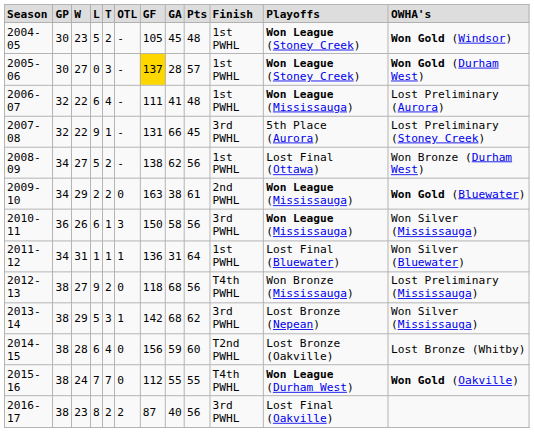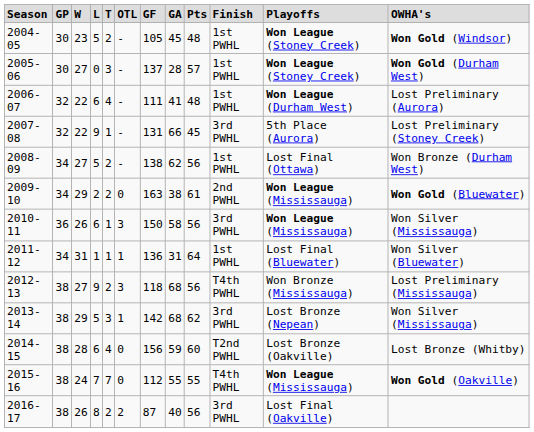(153, 69) gold background -> (153, 69) no background
(310, 100) Won League (Mississauga) -> (310, 100) Won League (Durham West)
(121, 287) 0 -> (121, 287) 3
(310, 381) Won League (Durham West) -> (310, 381) Won League (Mississauga)
(81, 412) 23 -> (81, 412) 26
